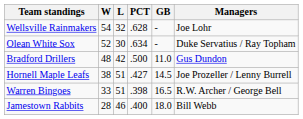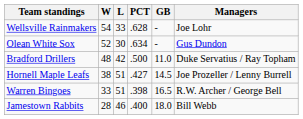(120, 28) 32 -> (120, 28) 33
(236, 43) Duke Servatius / Ray Topham -> (202, 43) Gus Dundon
(202, 59) Gus Dundon -> (236, 59) Duke Servatius / Ray Topham
